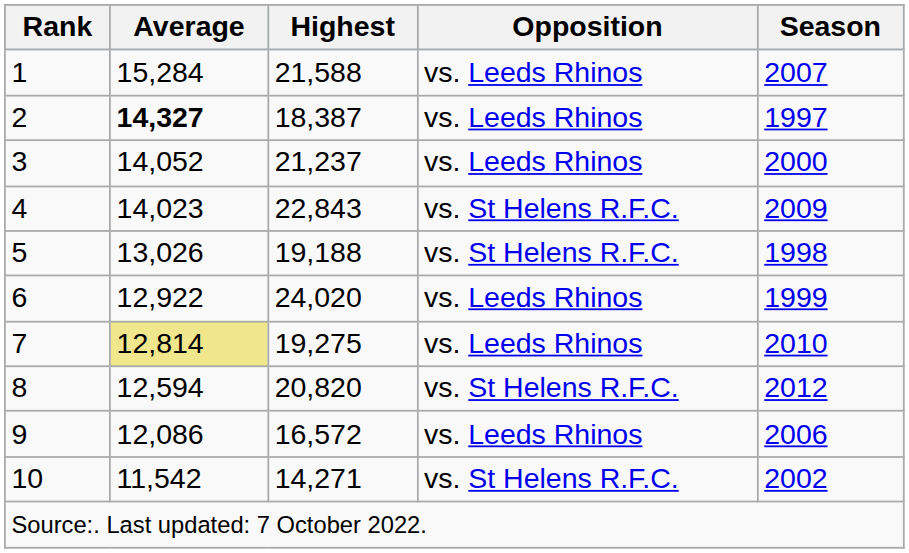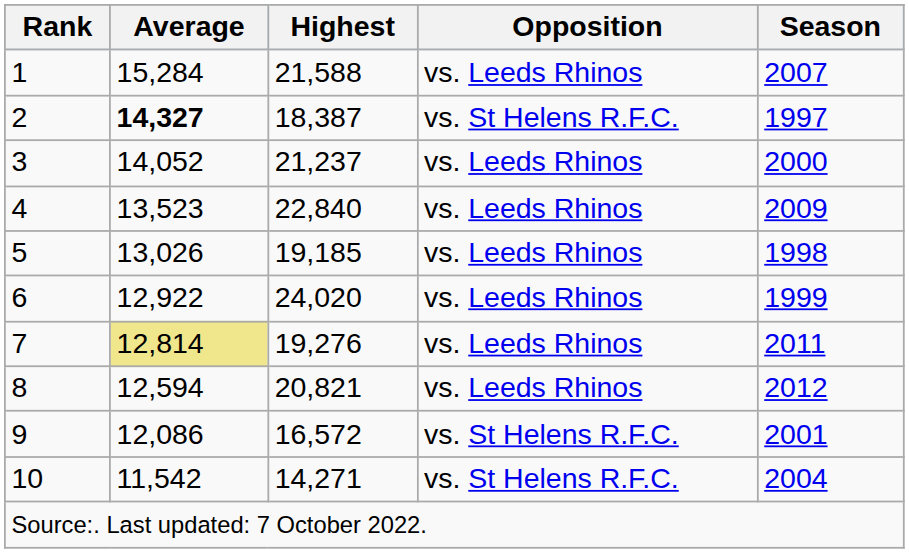(533, 117) vs. Leeds Rhinos -> (551, 117) vs. St Helens R.F.C.
(160, 207) 14,023 -> (160, 207) 13,523
(318, 207) 22,843 -> (318, 207) 22,840
(551, 207) vs. St Helens R.F.C. -> (533, 207) vs. Leeds Rhinos
(318, 252) 19,188 -> (318, 252) 19,185
(551, 252) vs. St Helens R.F.C. -> (533, 252) vs. Leeds Rhinos
(318, 343) 19,275 -> (318, 343) 19,276
(796, 343) 2010 -> (795, 343) 2011
(318, 388) 20,820 -> (318, 388) 20,821
(551, 388) vs. St Helens R.F.C. -> (533, 388) vs. Leeds Rhinos
(533, 433) vs. Leeds Rhinos -> (551, 433) vs. St Helens R.F.C.
(796, 433) 2006 -> (796, 433) 2001
(796, 478) 2002 -> (796, 478) 2004
